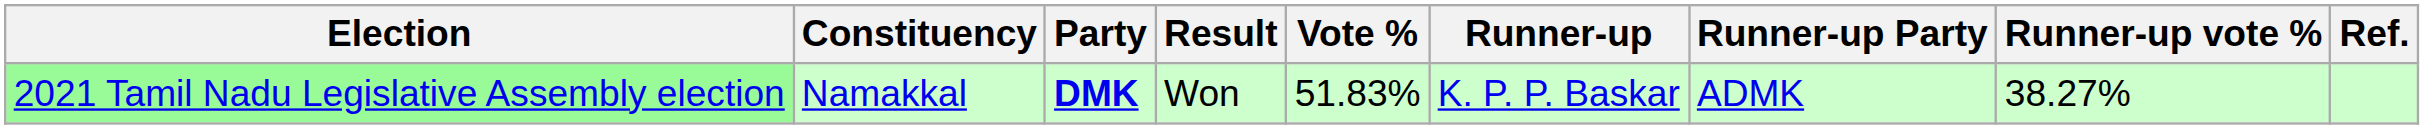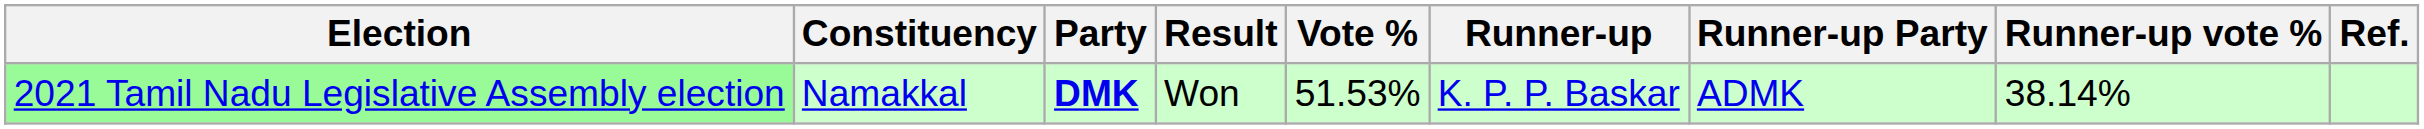(1358, 92) 51.83% -> (1358, 92) 51.53%
(2068, 92) 38.27% -> (2068, 92) 38.14%
